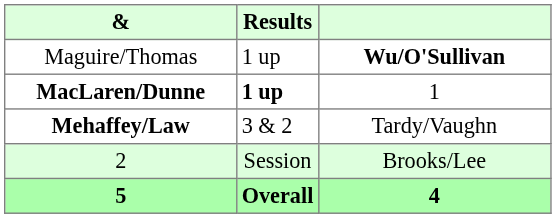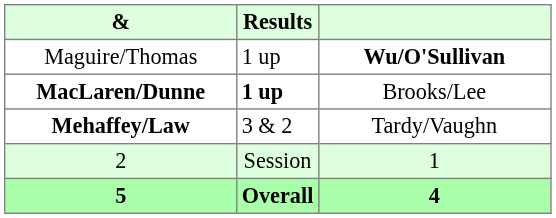(434, 91) 1 -> (434, 91) Brooks/Lee
(434, 160) Brooks/Lee -> (434, 160) 1
